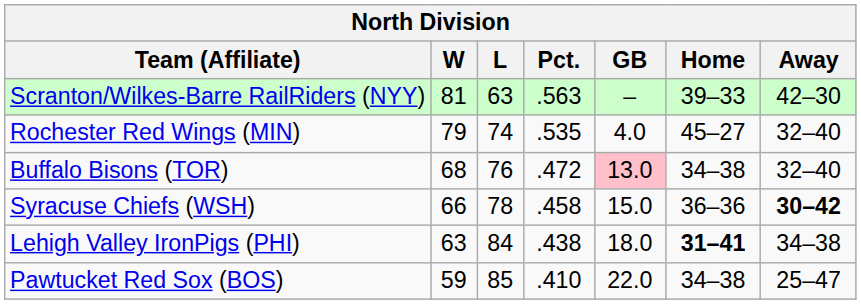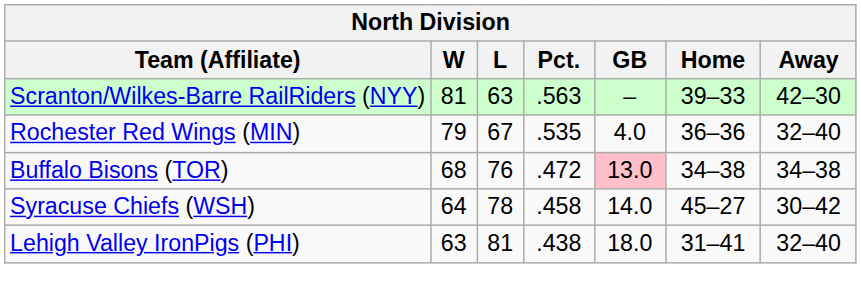(500, 133) 74 -> (500, 133) 67
(713, 133) 45–27 -> (713, 133) 36–36
(809, 170) 32–40 -> (809, 170) 34–38
(454, 206) 66 -> (454, 206) 64
(630, 206) 15.0 -> (630, 206) 14.0
(713, 206) 36–36 -> (713, 206) 45–27
(809, 206) bold -> (809, 206) normal
(500, 243) 84 -> (500, 243) 81
(713, 243) bold -> (713, 243) normal
(809, 243) 34–38 -> (809, 243) 32–40
- row: (147, 280)
